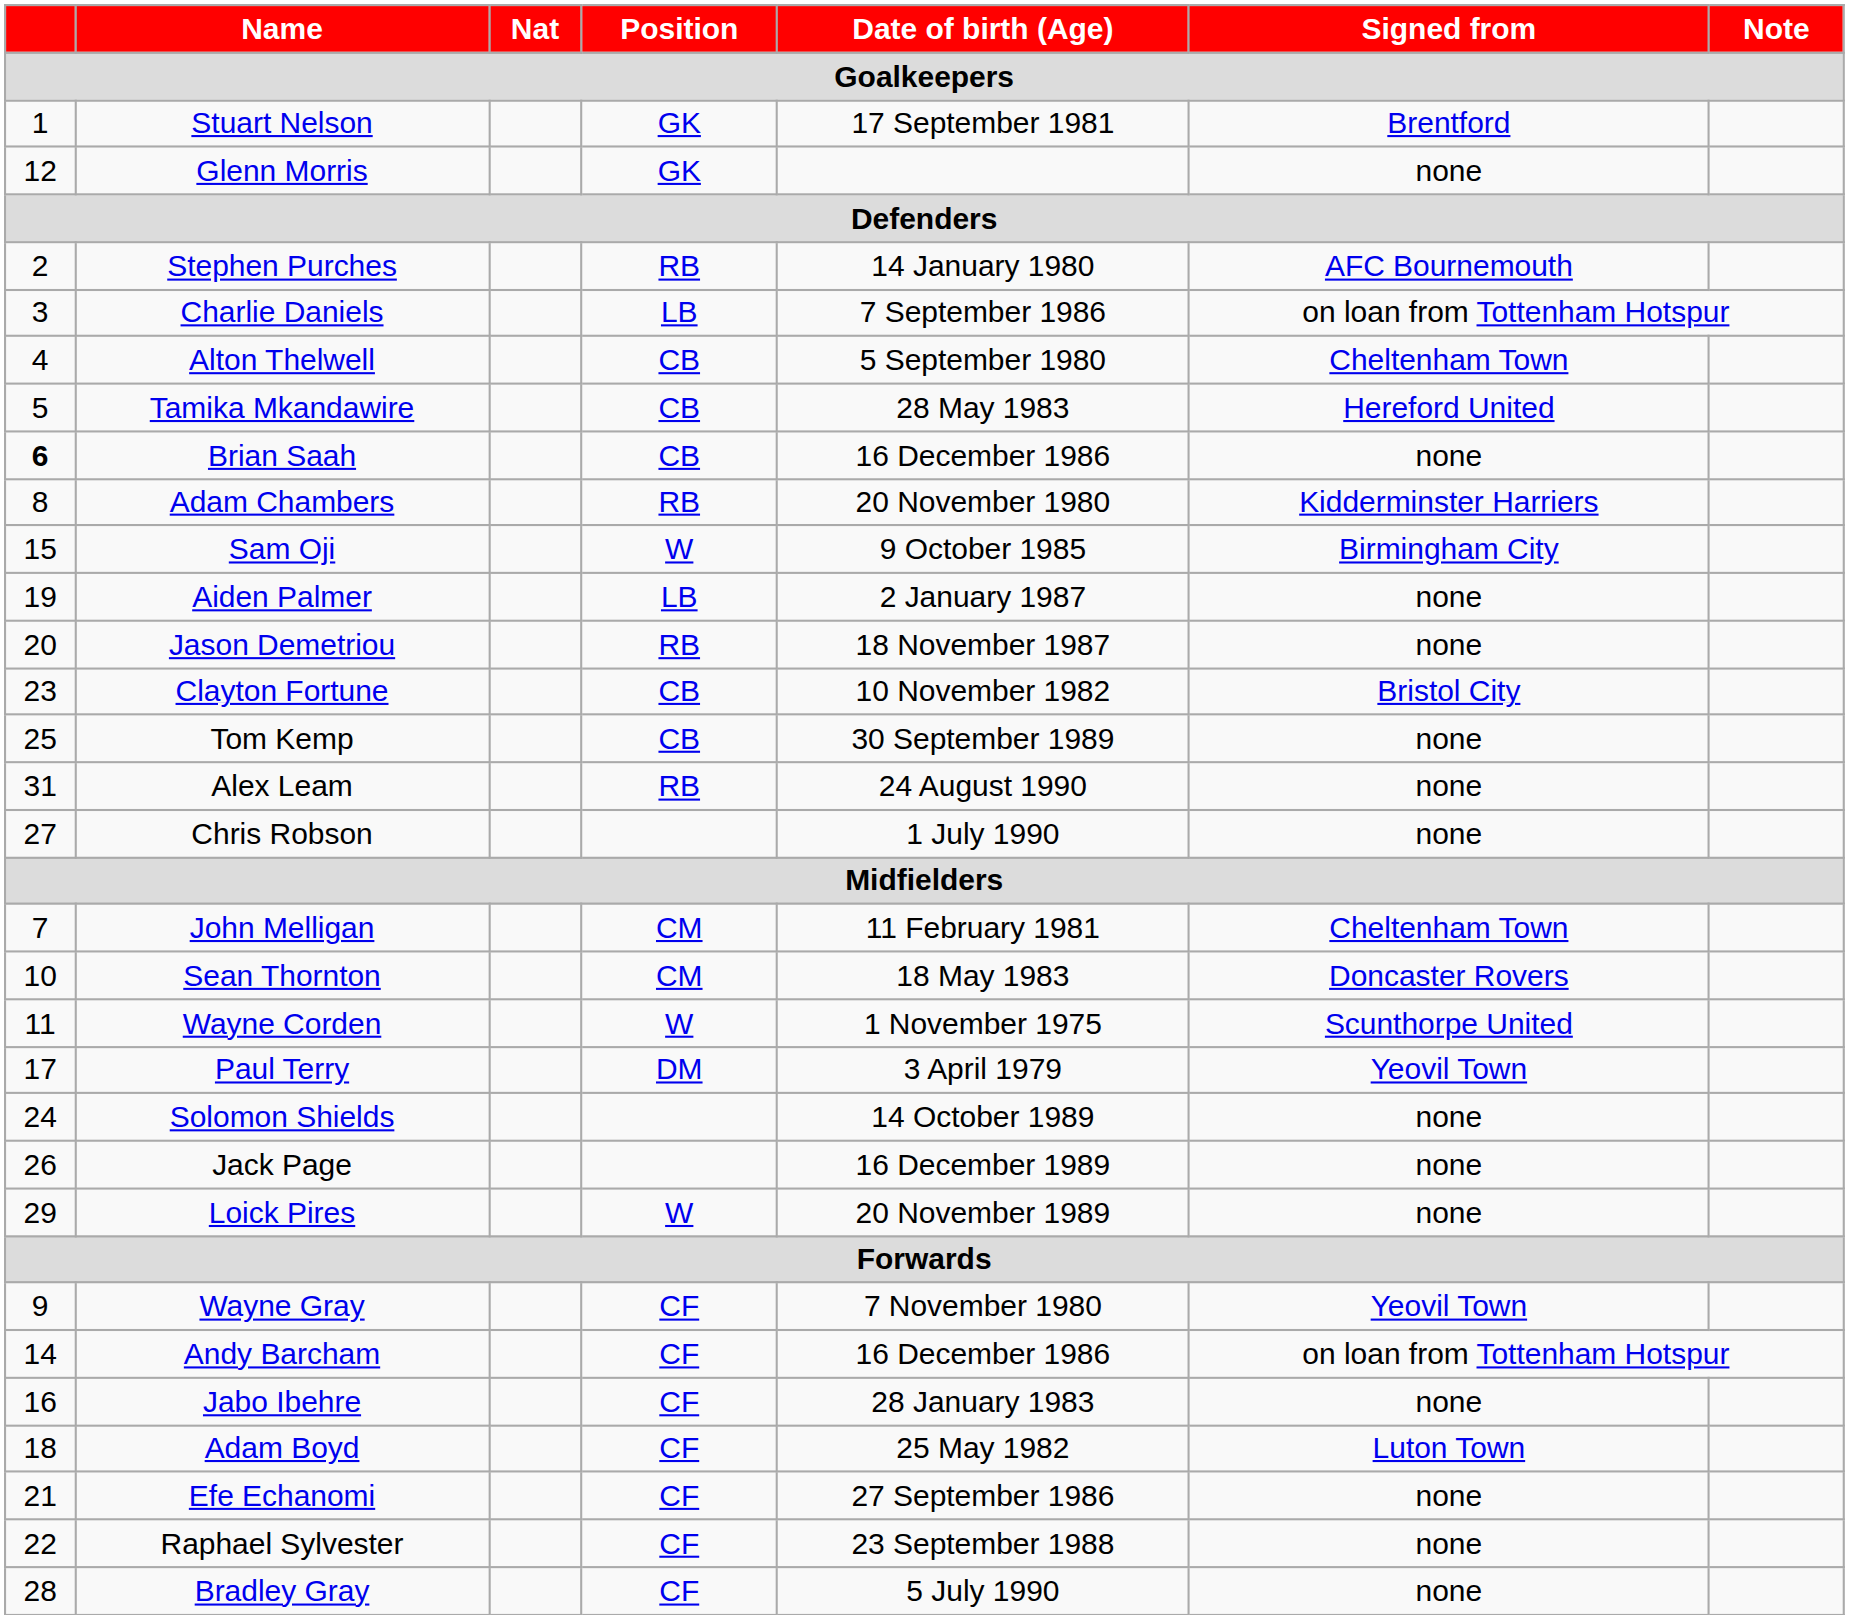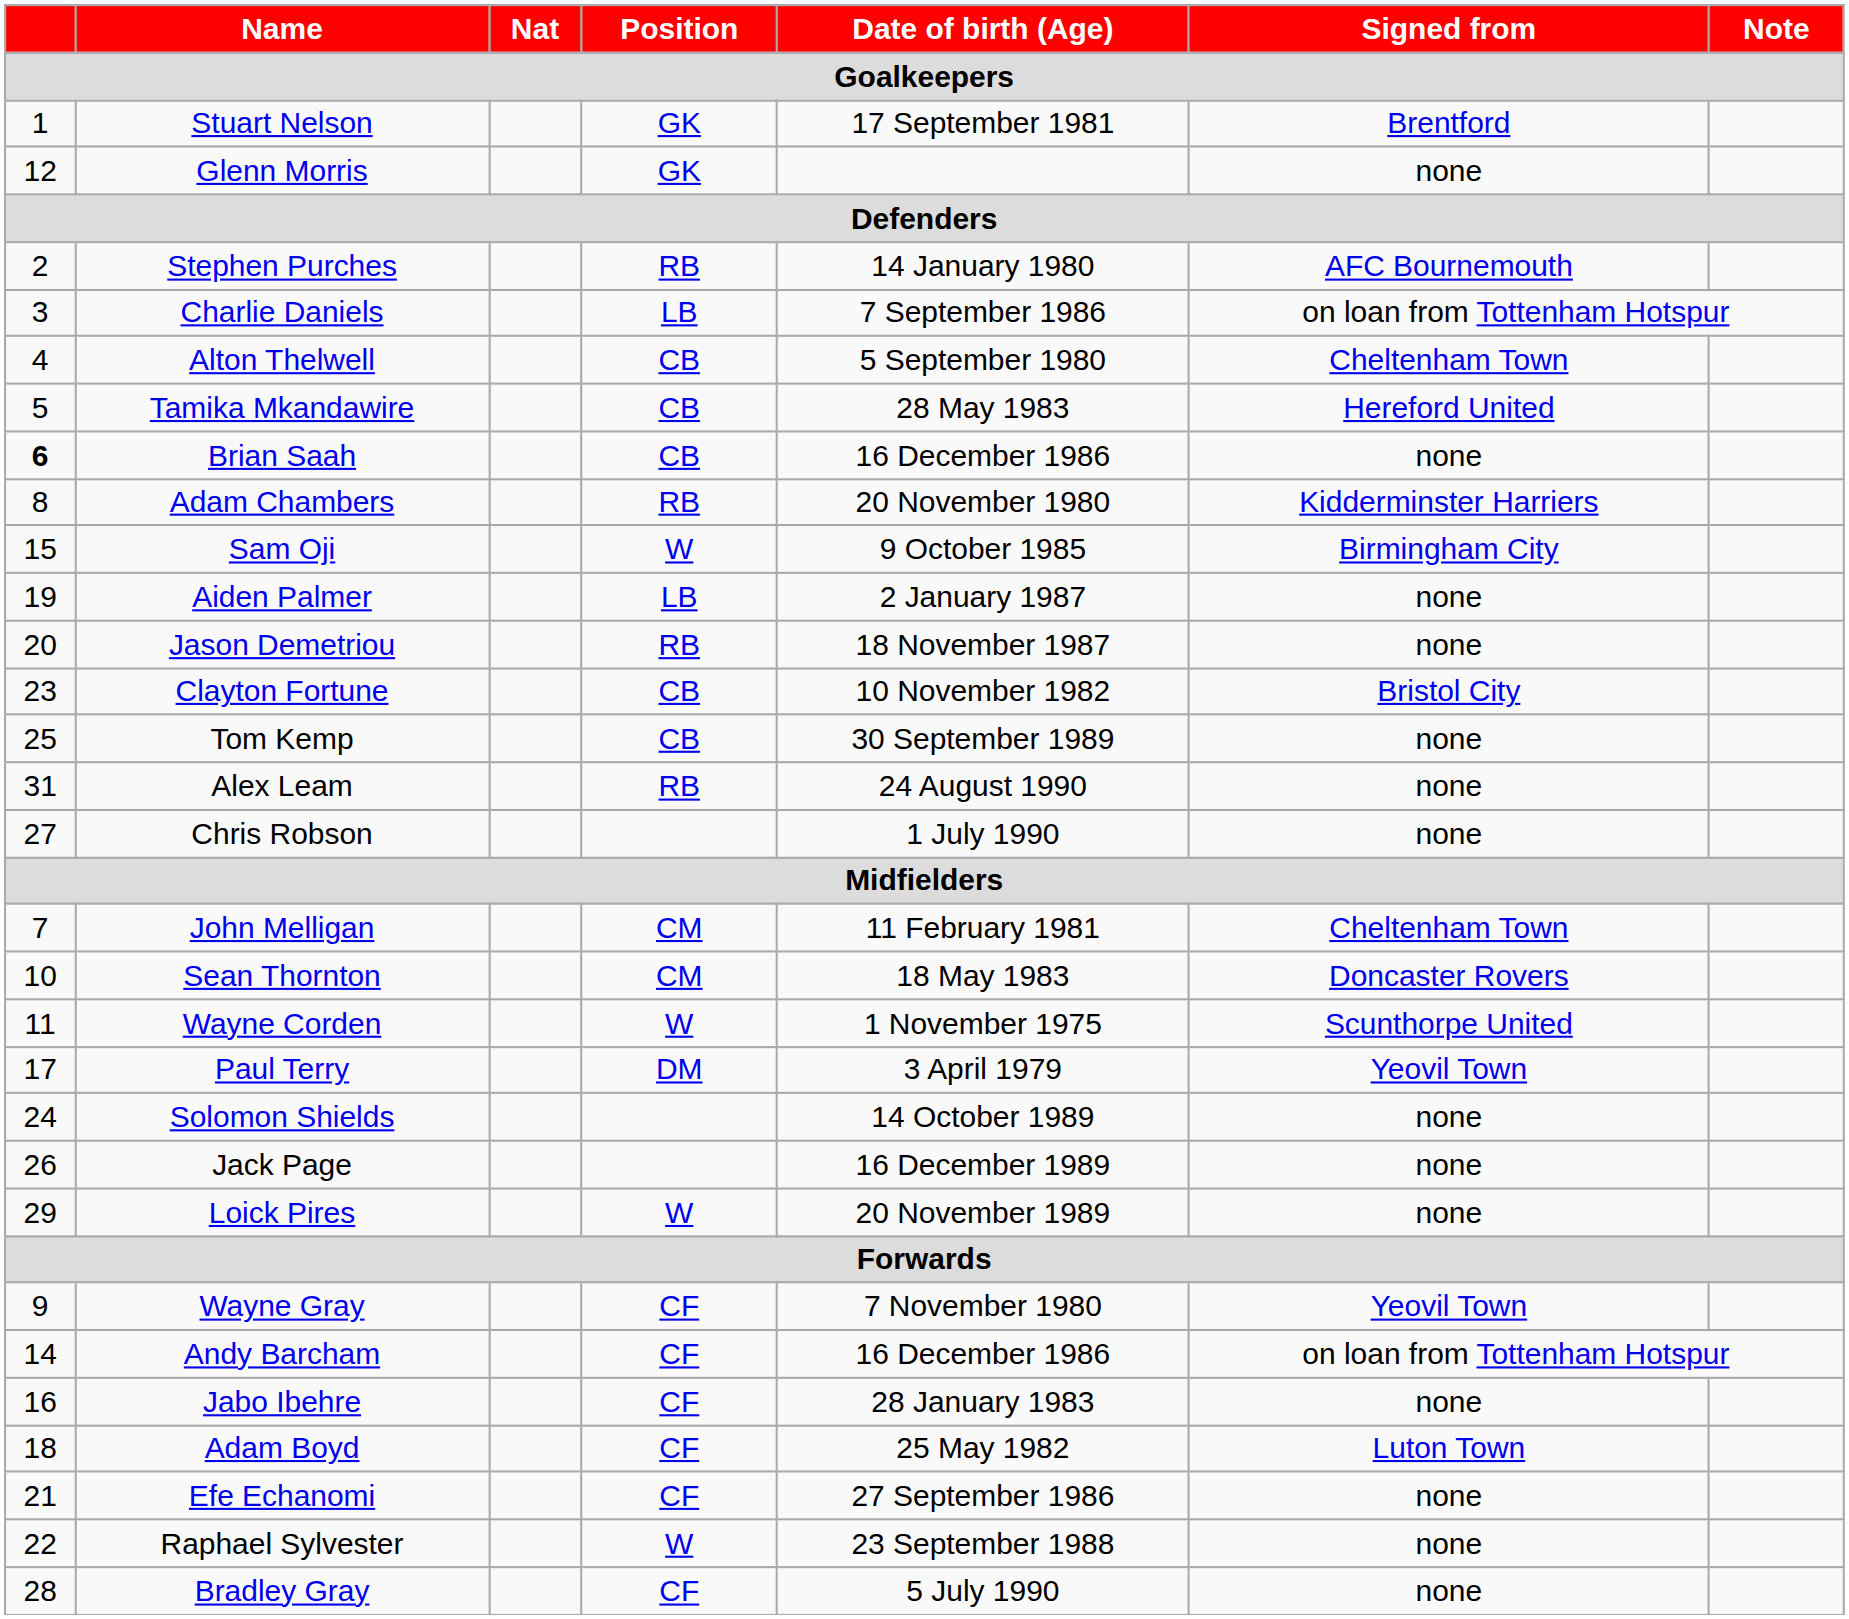(679, 1543) CF -> (679, 1543) W
